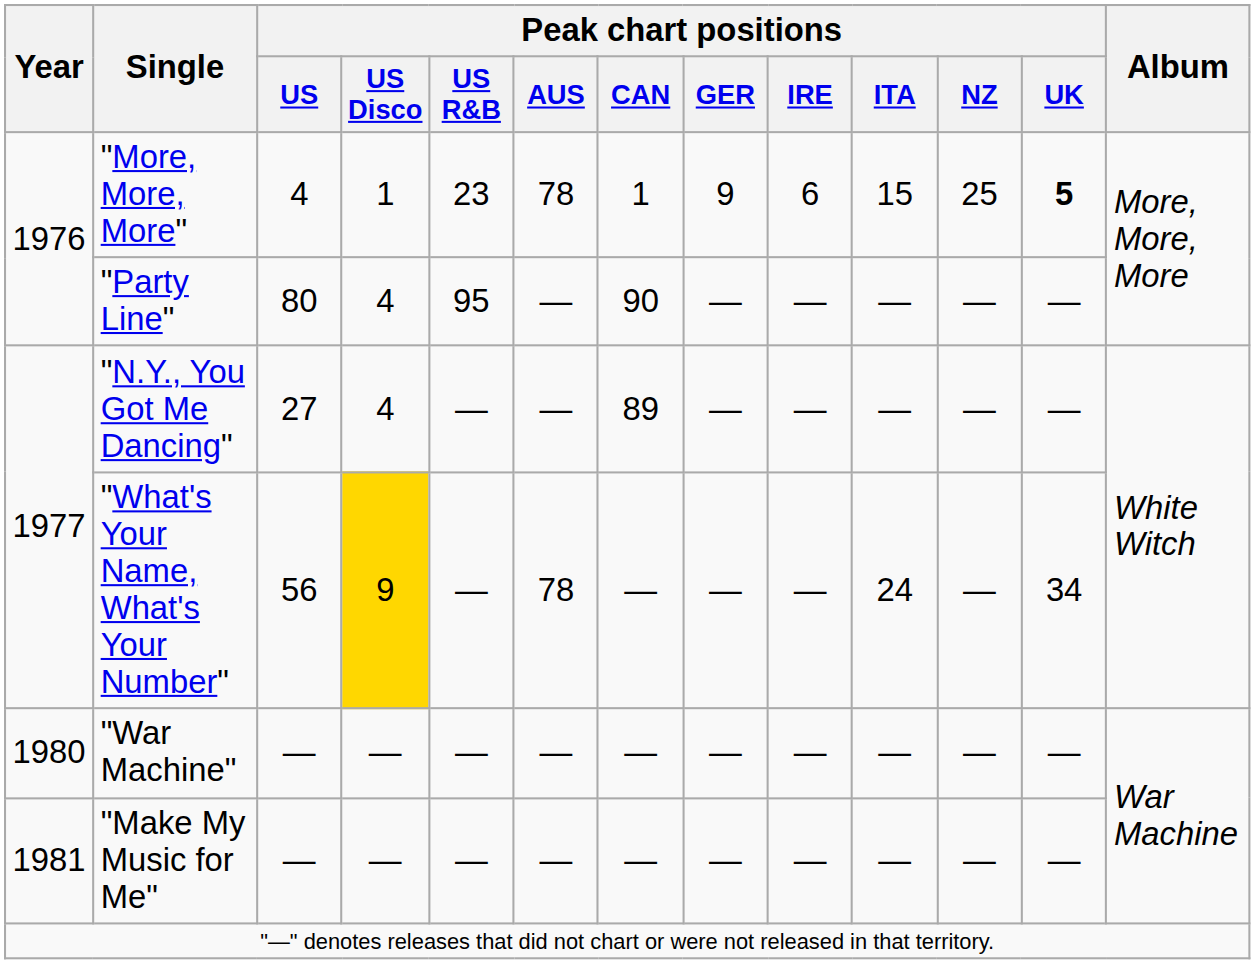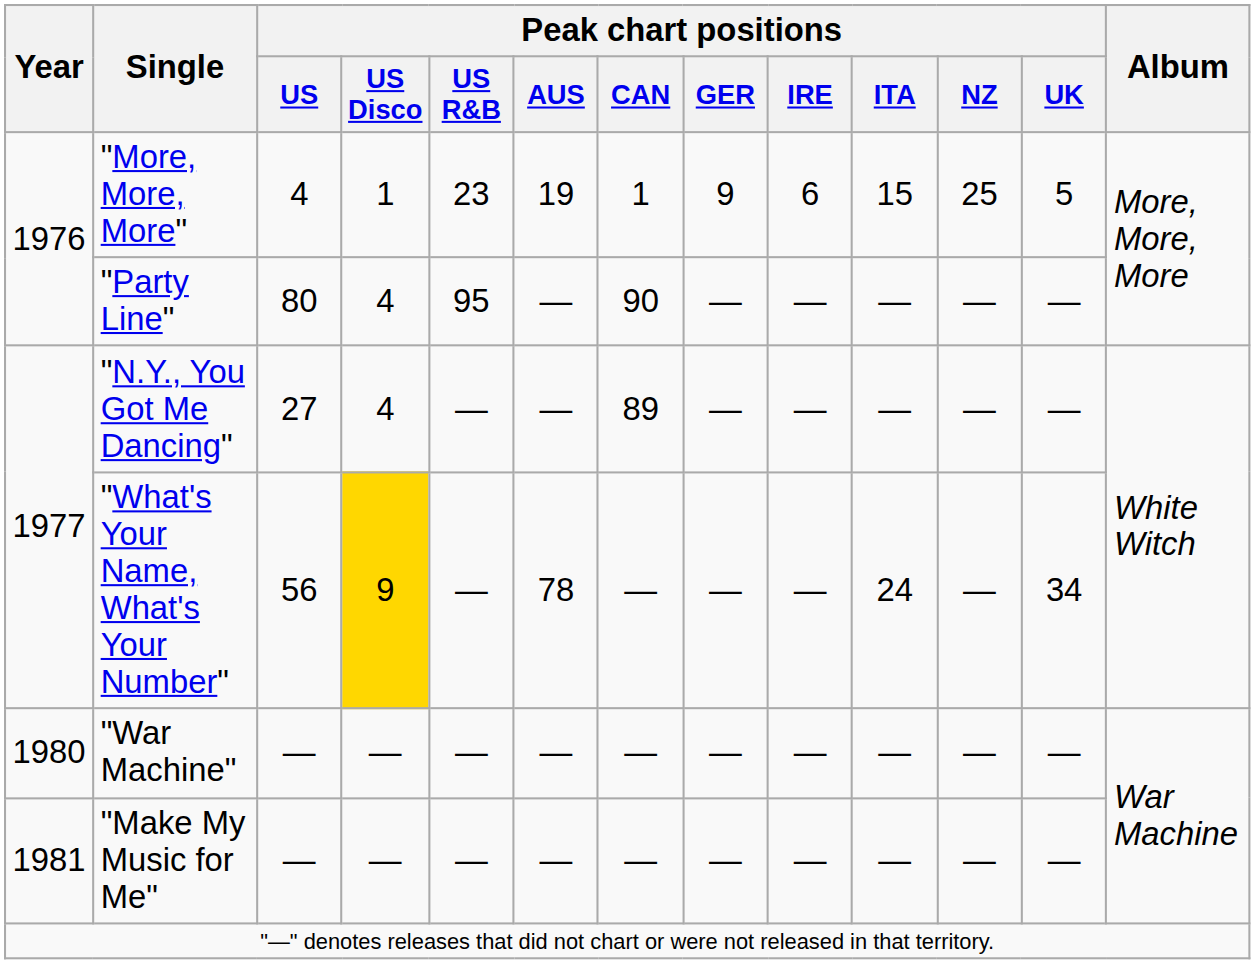(556, 193) 78 -> (556, 193) 19
(1064, 193) bold -> (1064, 193) normal
